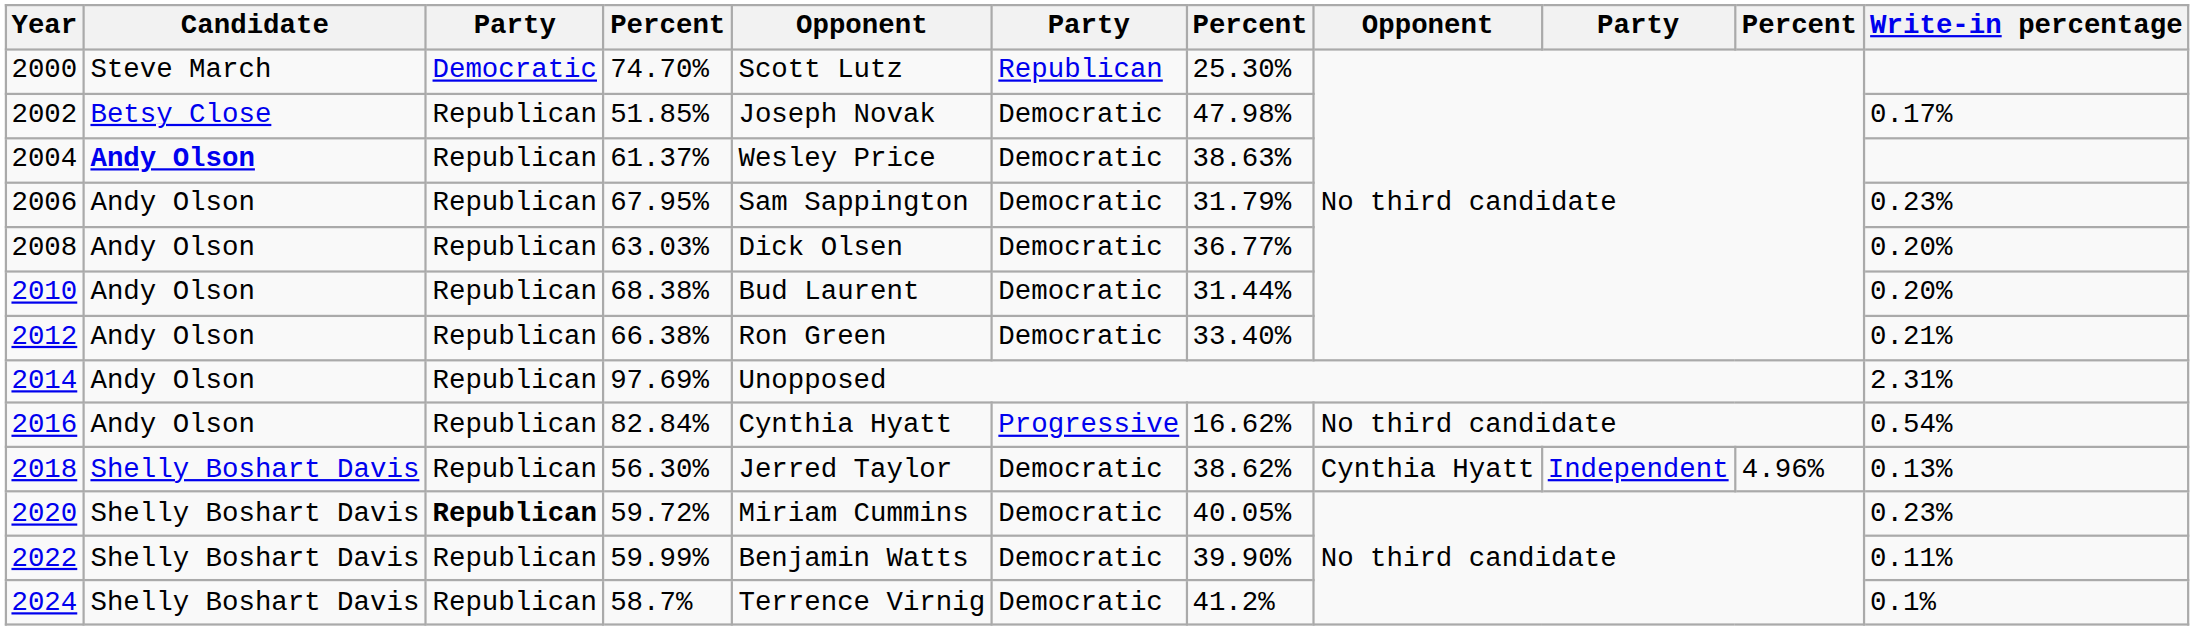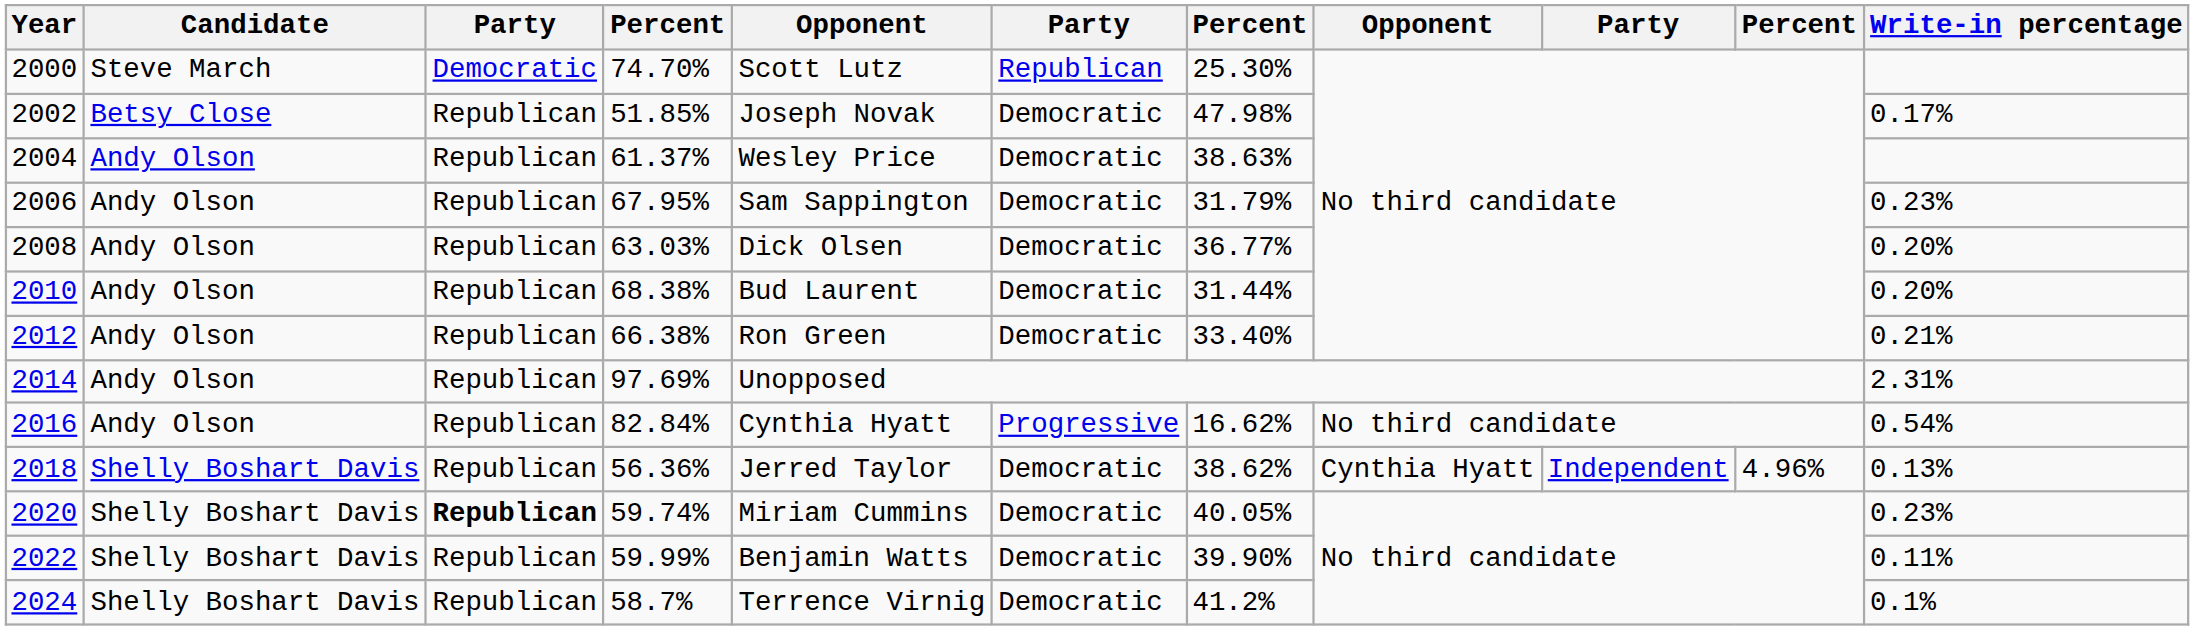(173, 160) bold -> (173, 160) normal
(660, 470) 56.30% -> (660, 470) 56.36%
(660, 514) 59.72% -> (660, 514) 59.74%
